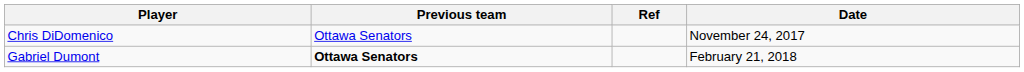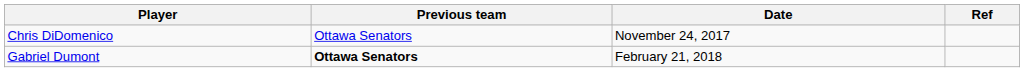columns swapped: (853, 14) <-> (649, 14)
